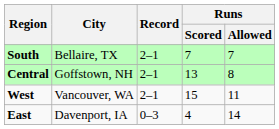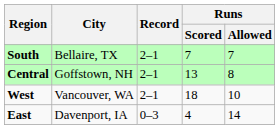(191, 94) 15 -> (191, 94) 18
(234, 94) 11 -> (234, 94) 10
